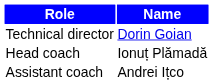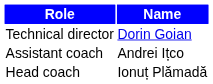rows swapped: (43, 53) <-> (54, 72)
